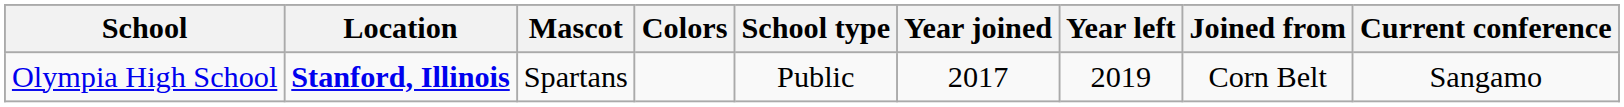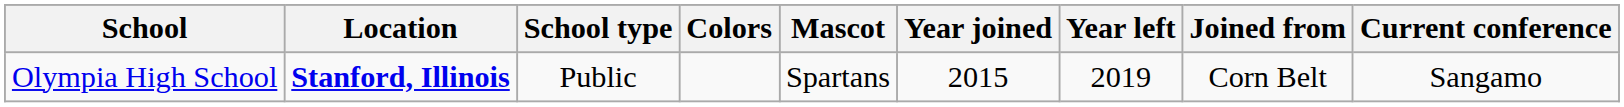columns swapped: (576, 28) <-> (816, 28)
(978, 76) 2017 -> (978, 76) 2015
